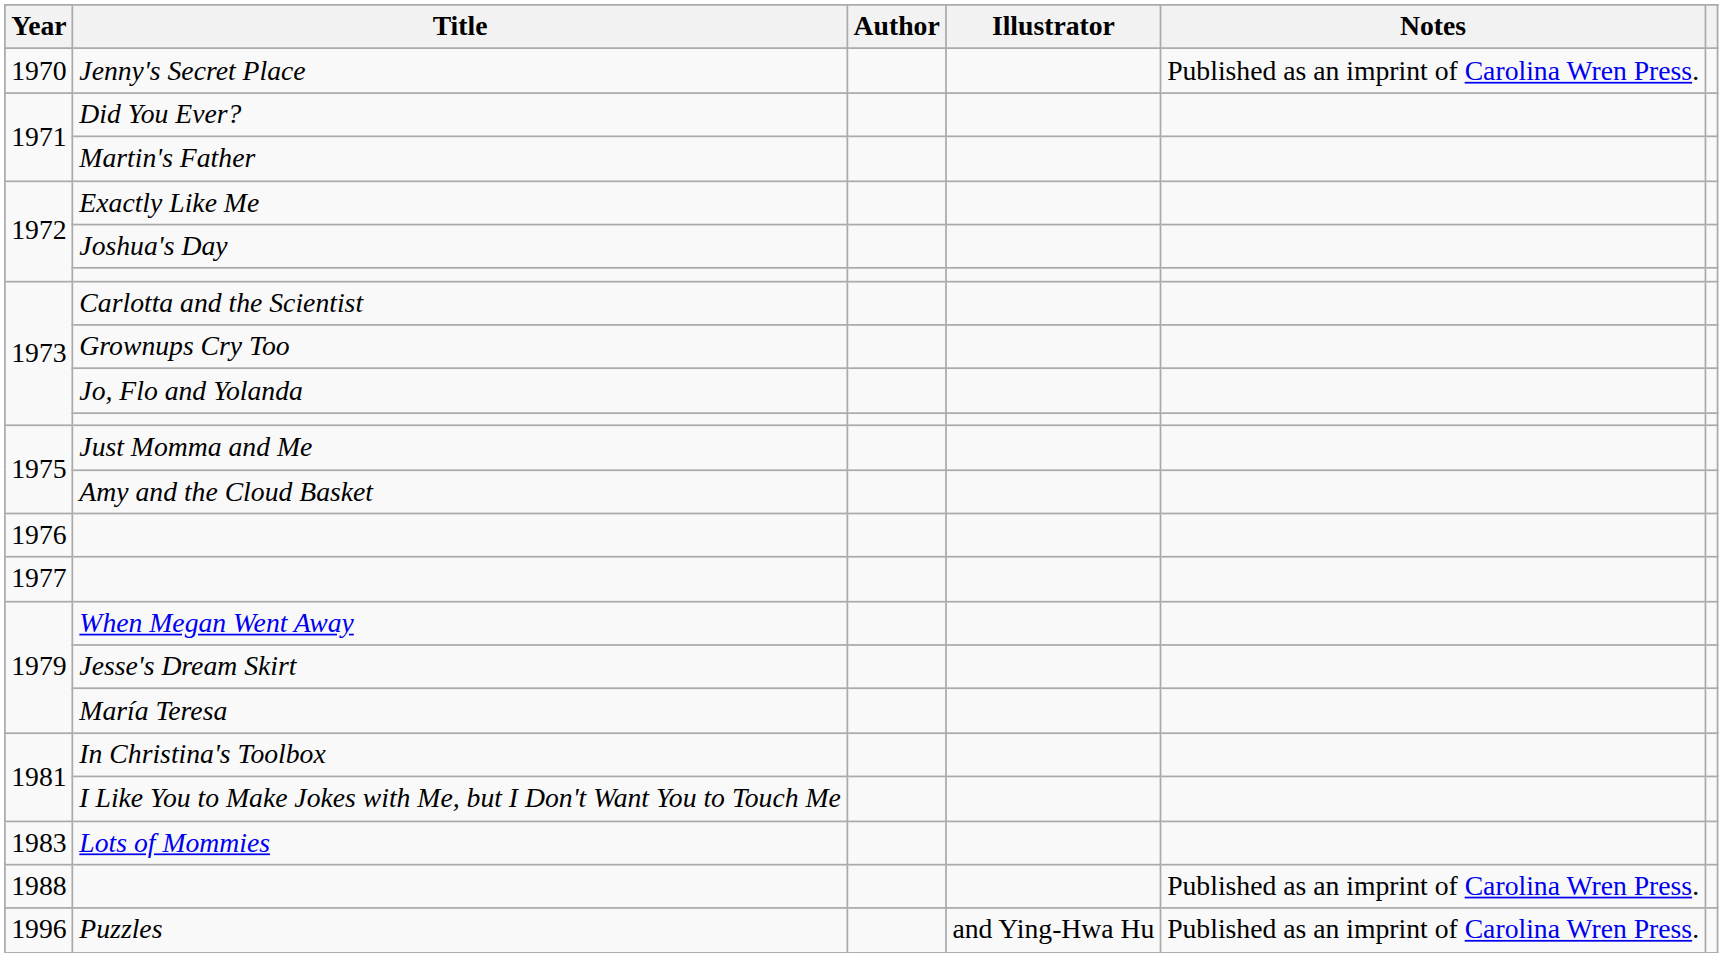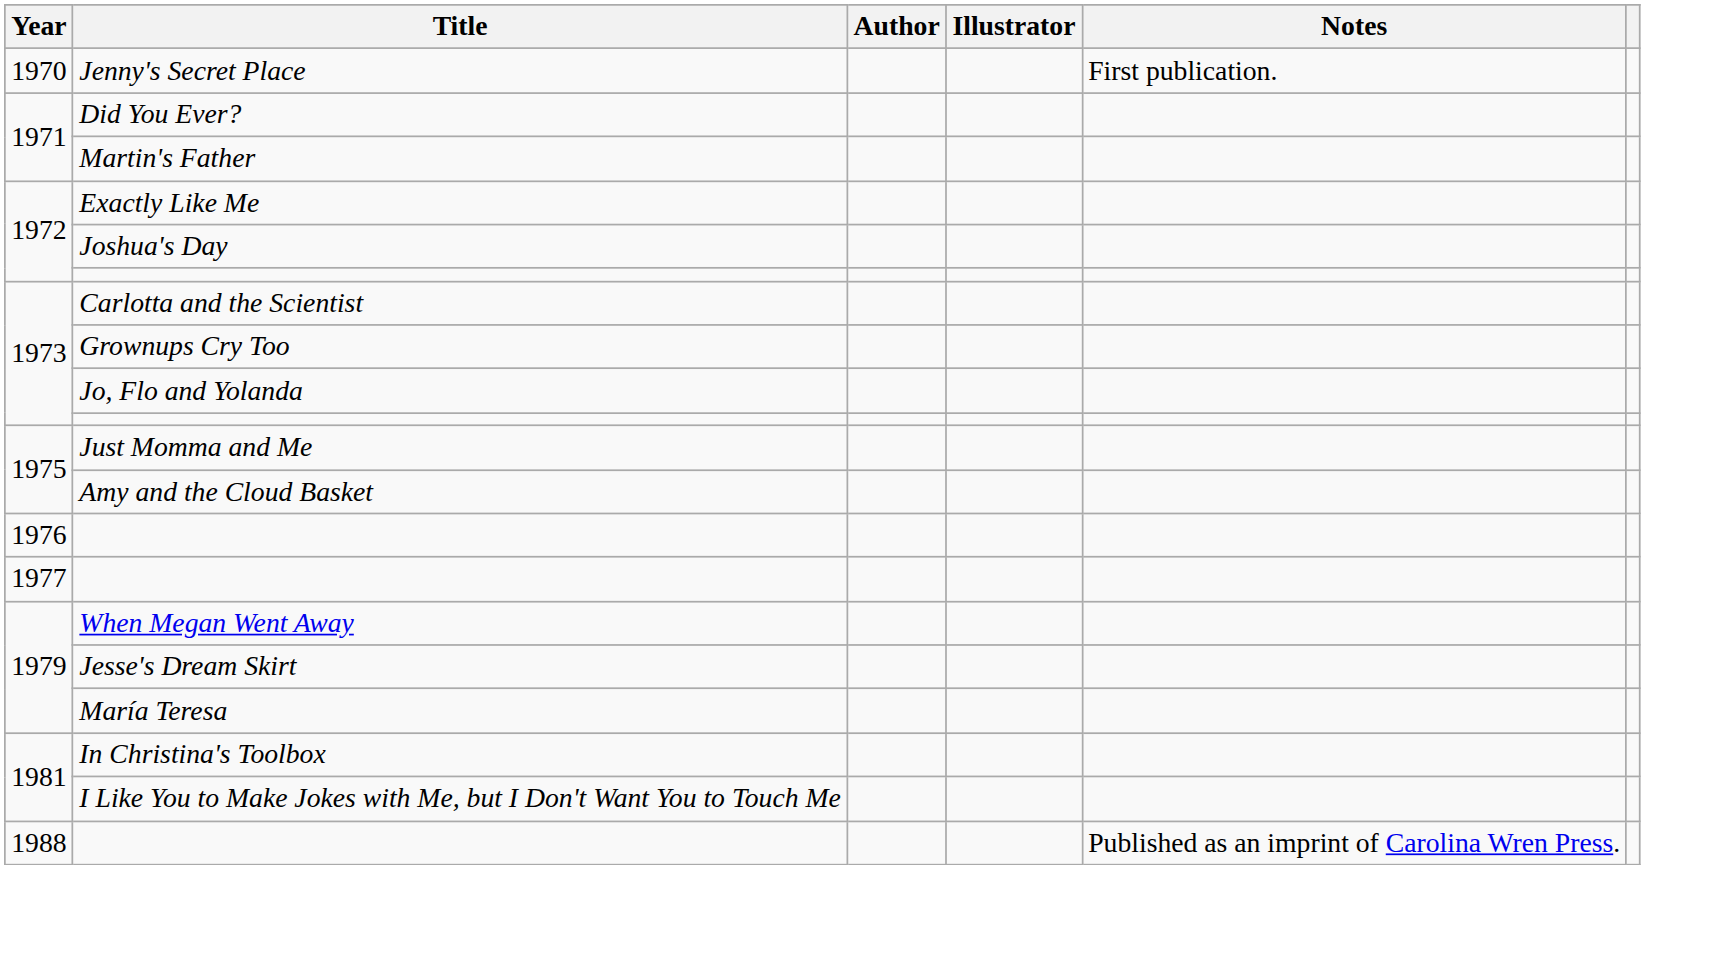(1433, 70) Published as an imprint of Carolina Wren Press. -> (1183, 70) First publication.
- row: (39, 842)
- row: (39, 929)
